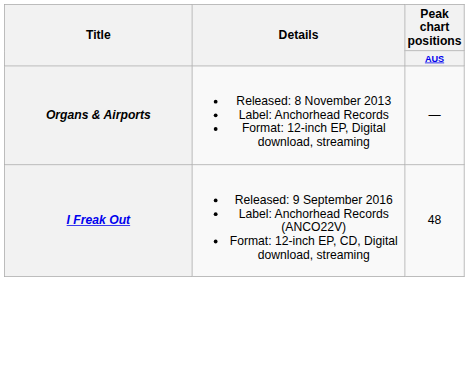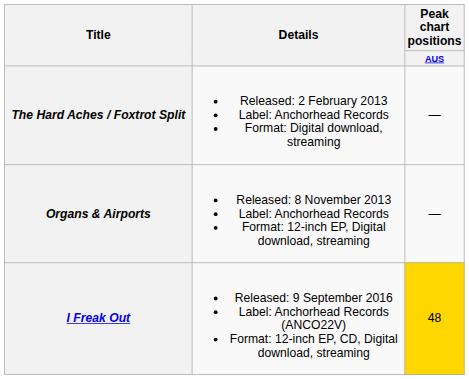+ row: (98, 115)
(435, 220) no background -> (435, 318) gold background
